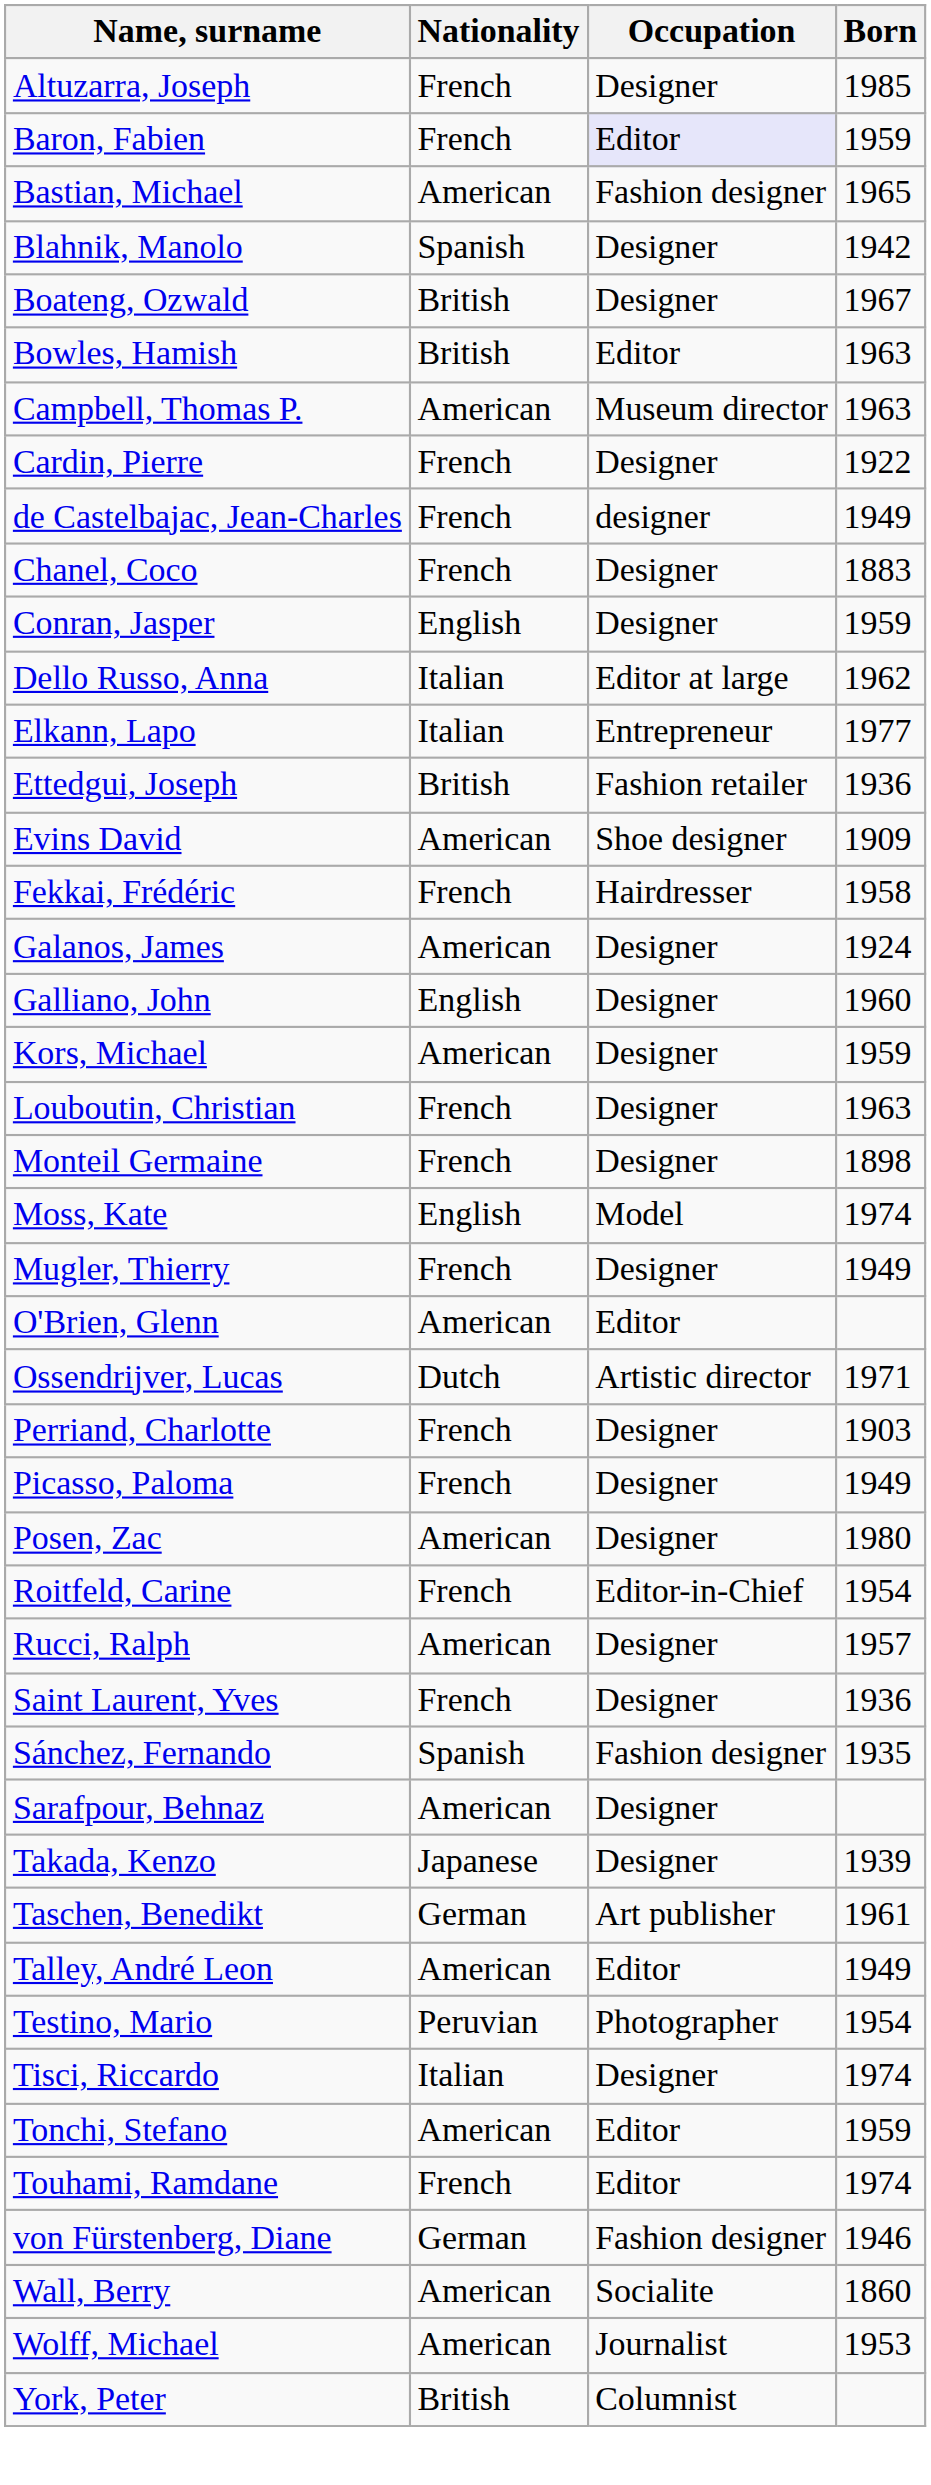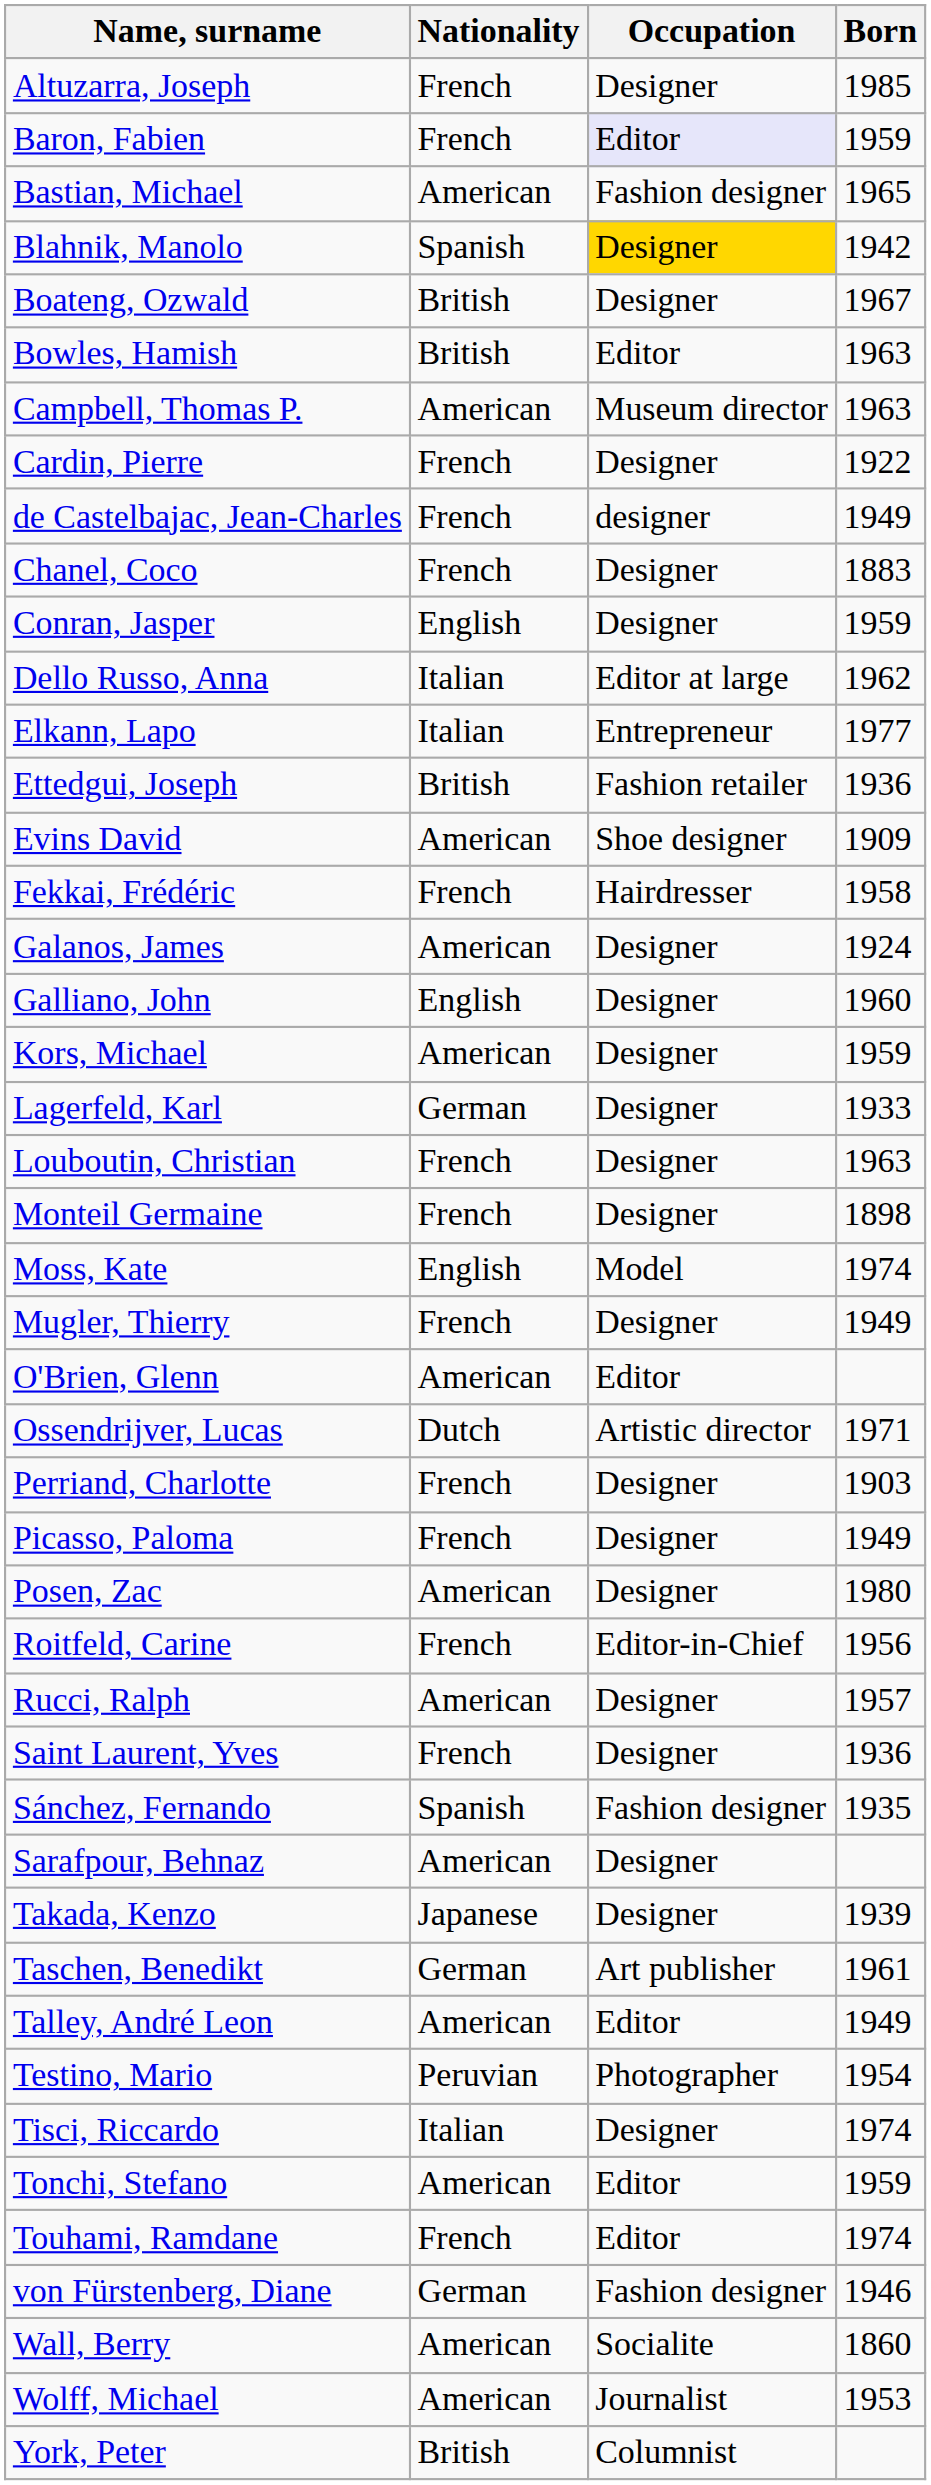(656, 246) no background -> (656, 246) gold background
+ row: (117, 1107)
(877, 1591) 1954 -> (877, 1645) 1956
